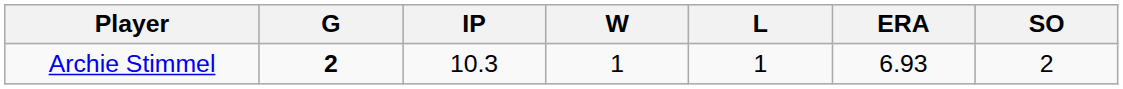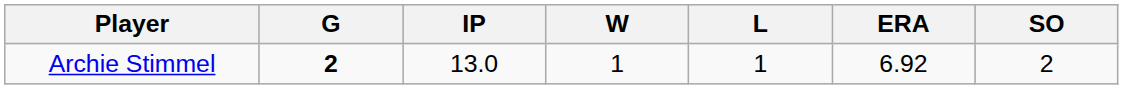(474, 63) 10.3 -> (474, 63) 13.0
(903, 63) 6.93 -> (903, 63) 6.92
